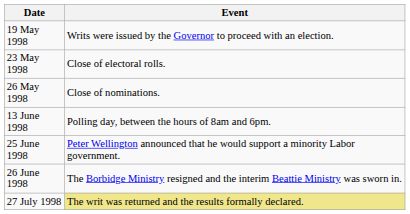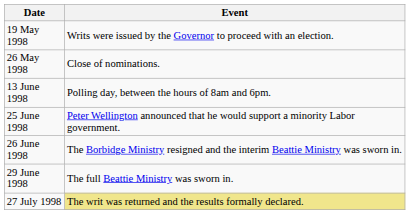- row: (23, 64)
+ row: (23, 178)
